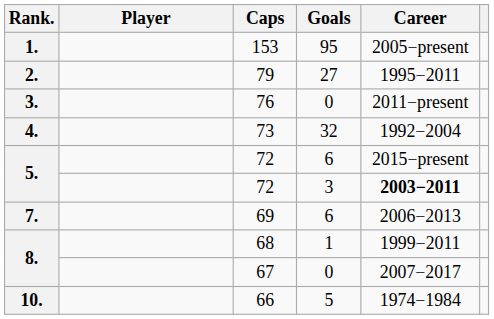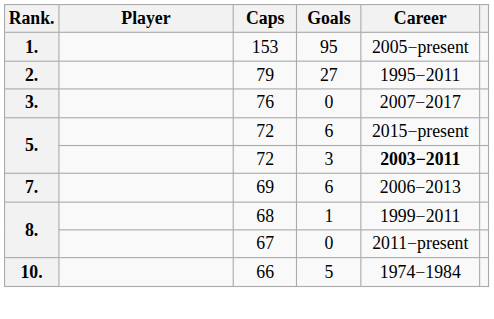(420, 103) 2011−present -> (420, 103) 2007−2017
- row: (32, 131)
(420, 272) 2007−2017 -> (420, 243) 2011−present
